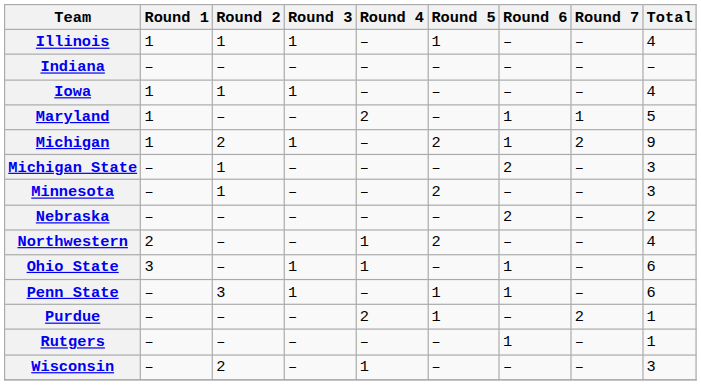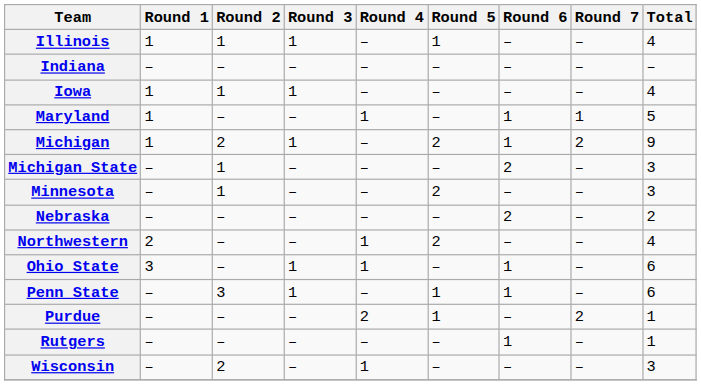(364, 117) 2 -> (364, 117) 1
